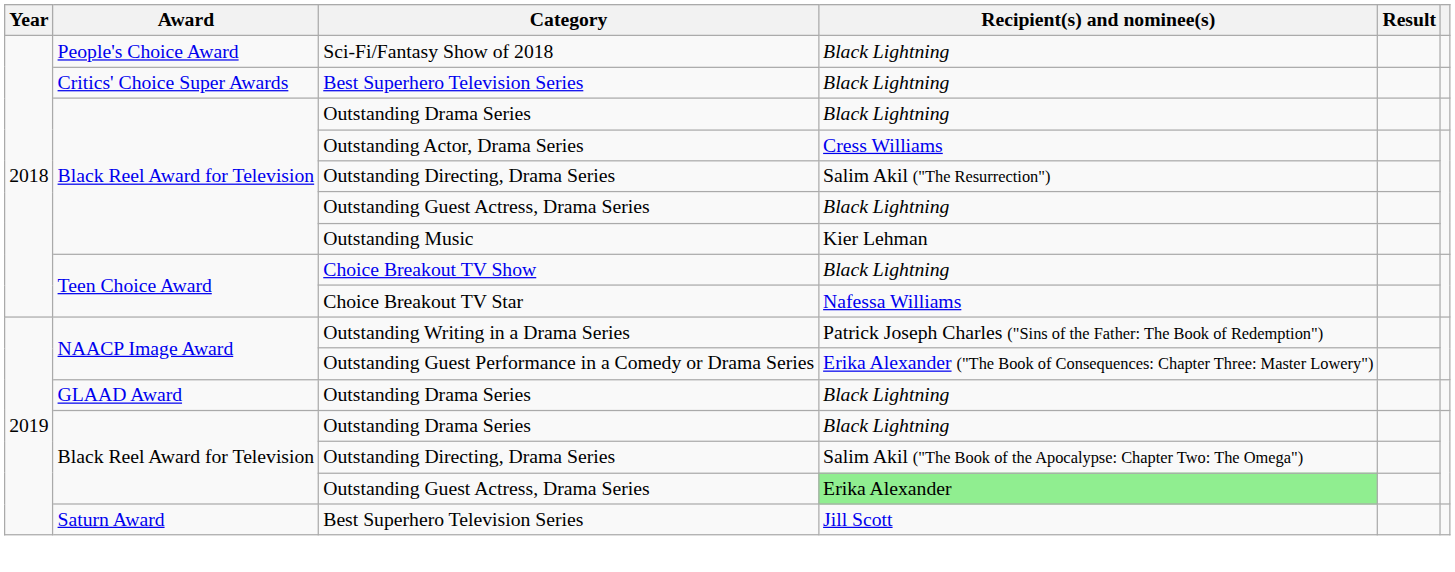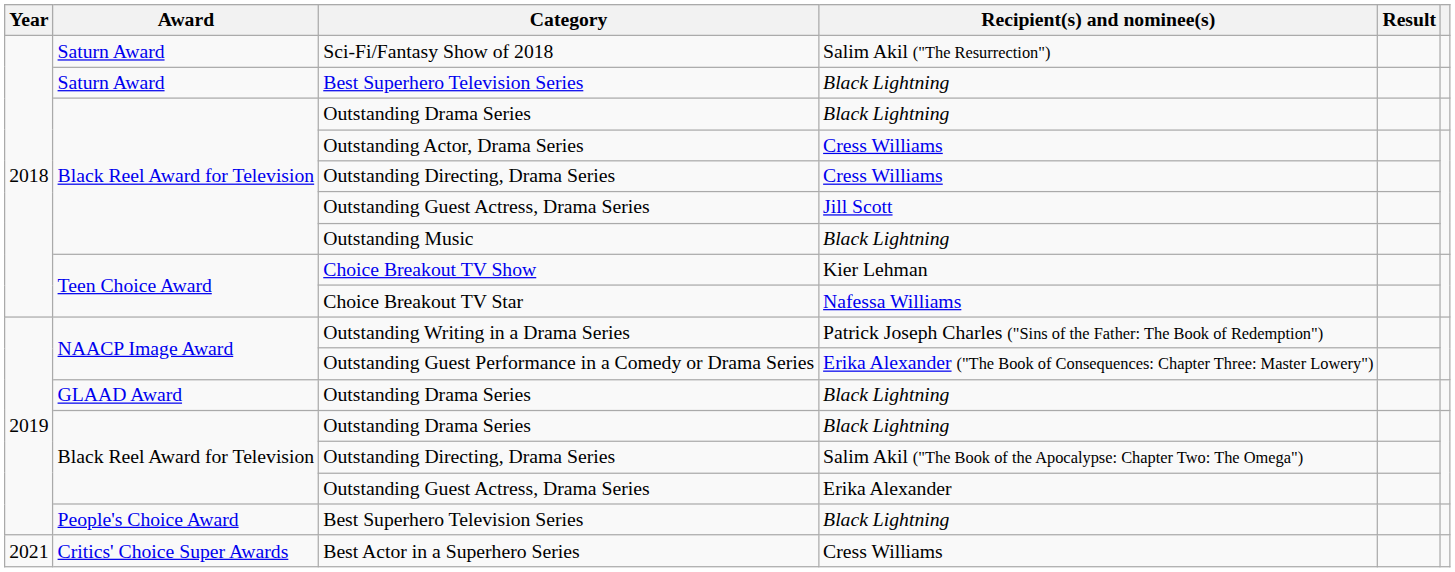(148, 51) People's Choice Award -> (111, 51) Saturn Award
(886, 51) Black Lightning -> (937, 51) Salim Akil ("The Resurrection")
(173, 82) Critics' Choice Super Awards -> (111, 82) Saturn Award
(937, 176) Salim Akil ("The Resurrection") -> (883, 176) Cress Williams
(886, 207) Black Lightning -> (858, 207) Jill Scott
(875, 238) Kier Lehman -> (886, 238) Black Lightning
(886, 269) Black Lightning -> (875, 269) Kier Lehman
(887, 488) lightgreen background -> (887, 488) no background
(111, 519) Saturn Award -> (148, 519) People's Choice Award
(858, 519) Jill Scott -> (886, 519) Black Lightning
+ row: (29, 550)
